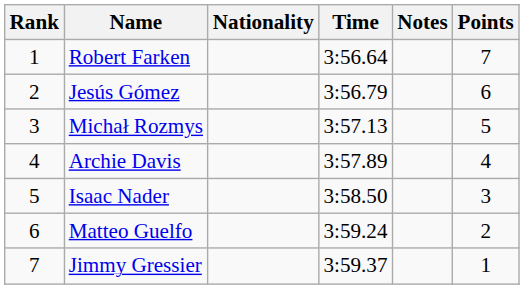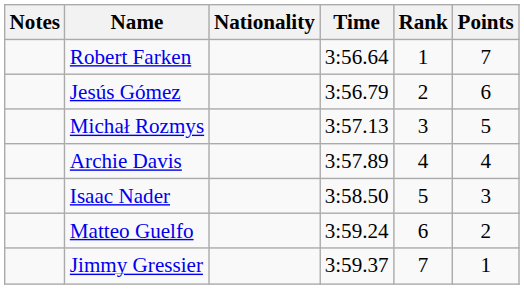columns swapped: (34, 22) <-> (422, 22)
